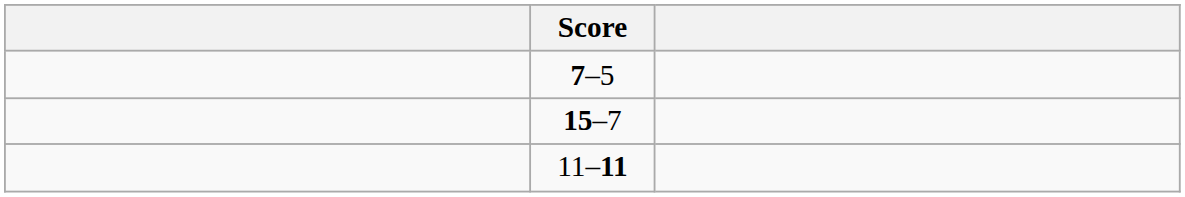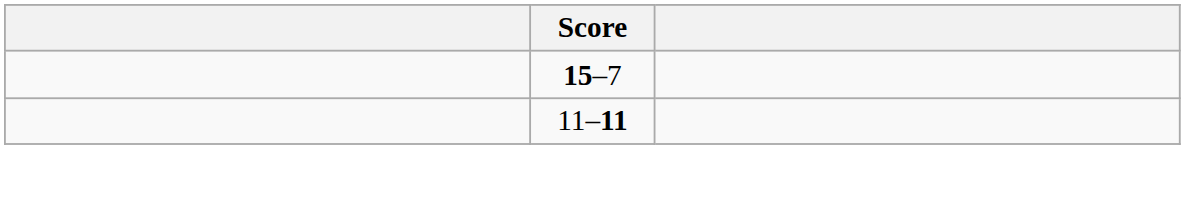- row: (592, 74)
